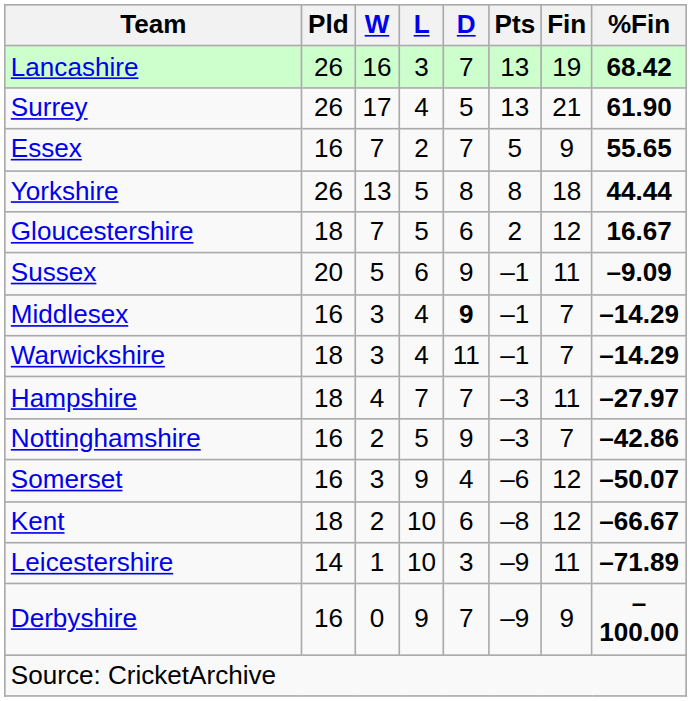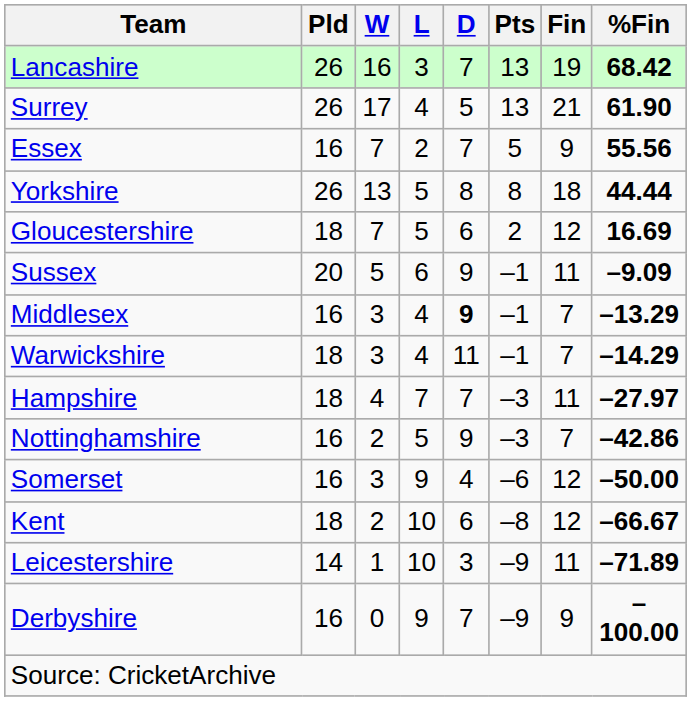(639, 149) 55.65 -> (639, 149) 55.56
(639, 231) 16.67 -> (639, 231) 16.69
(639, 314) –14.29 -> (639, 314) –13.29
(639, 480) –50.07 -> (639, 480) –50.00
